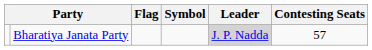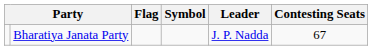(240, 34) lightgrey background -> (240, 34) no background
(320, 34) 57 -> (320, 34) 67
